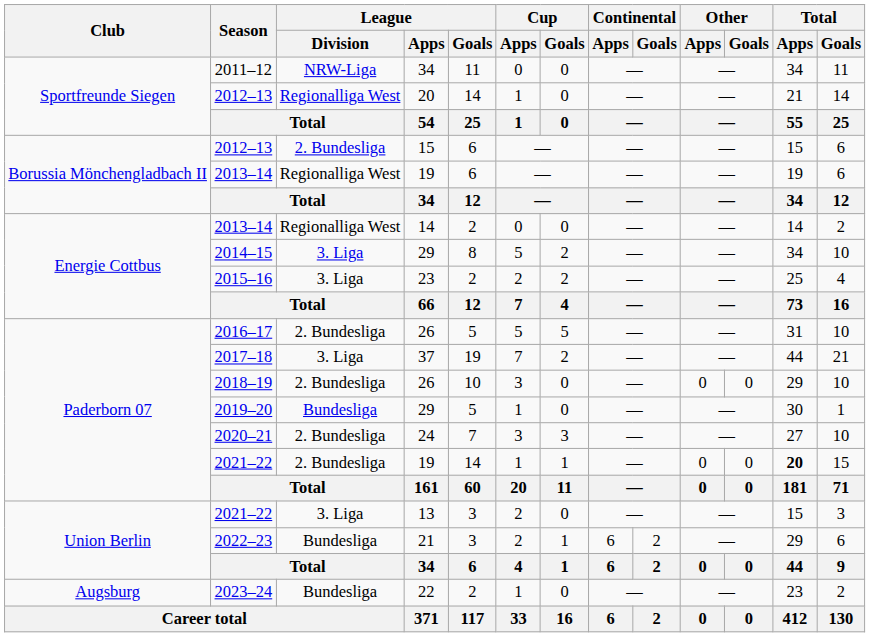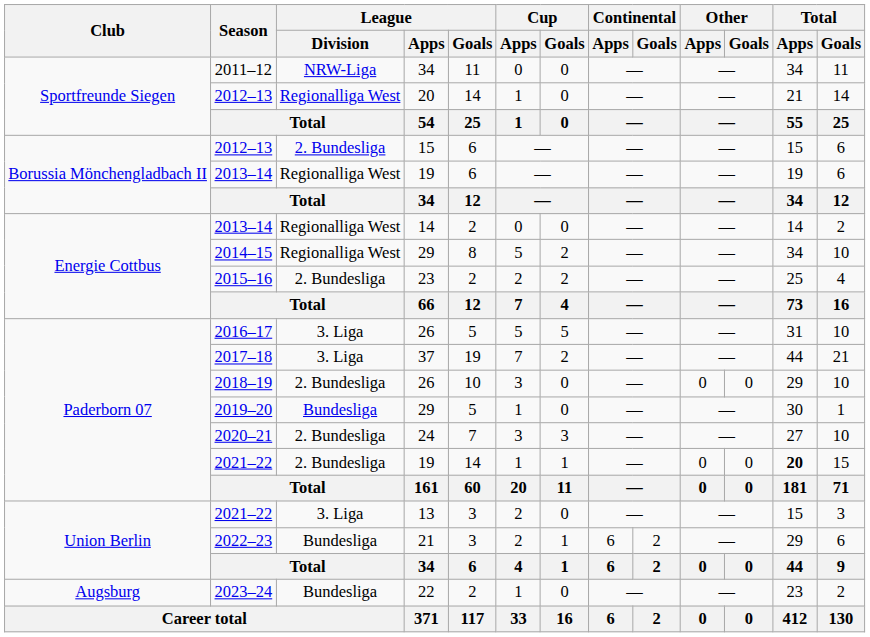(340, 252) 3. Liga -> (340, 252) Regionalliga West
(340, 278) 3. Liga -> (340, 278) 2. Bundesliga
(340, 331) 2. Bundesliga -> (340, 331) 3. Liga
